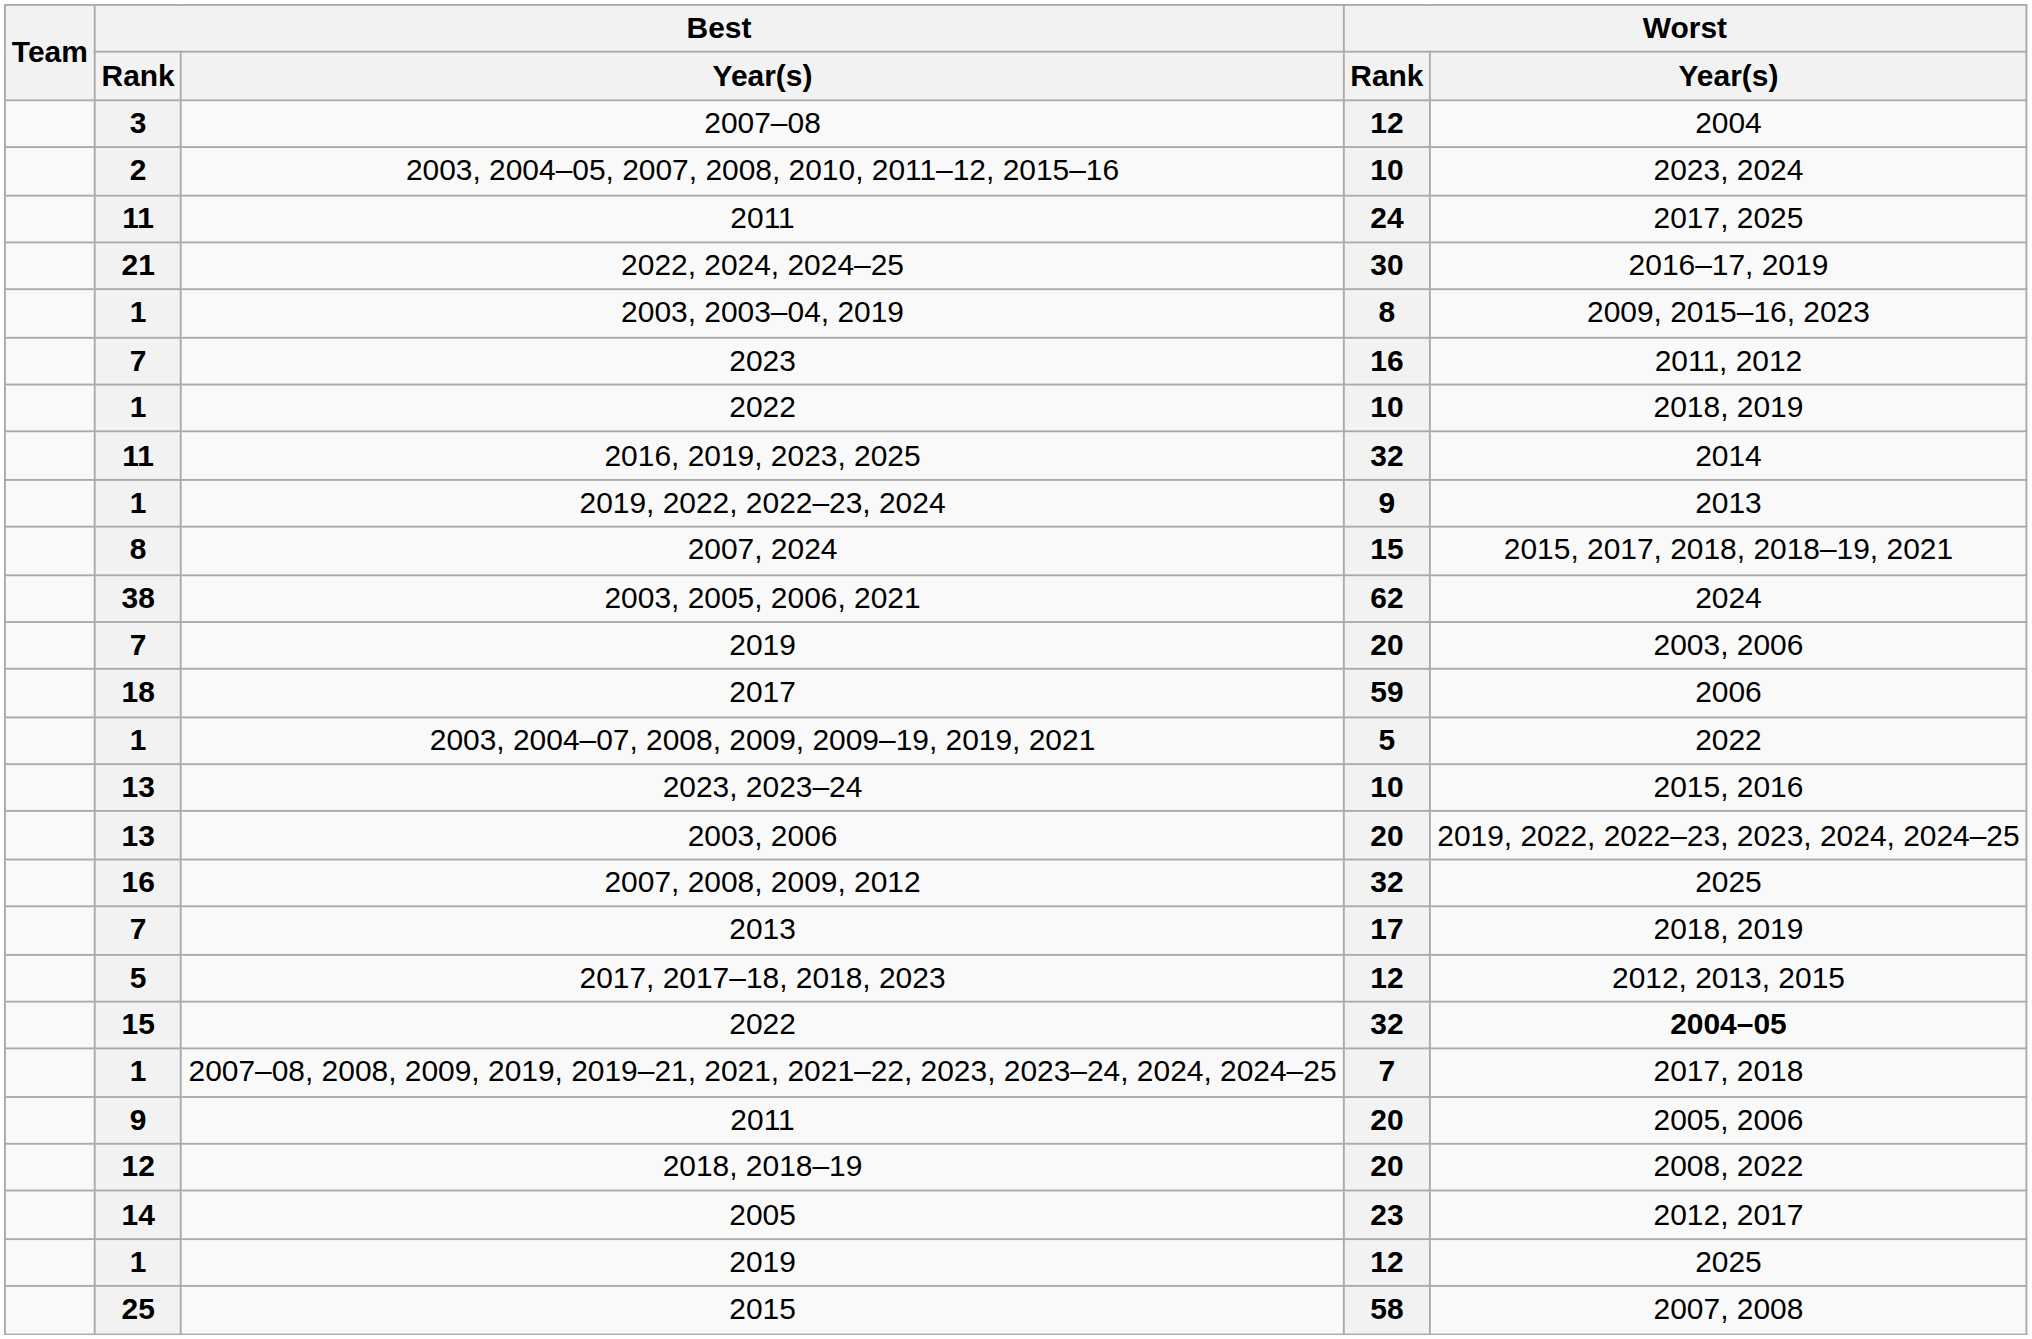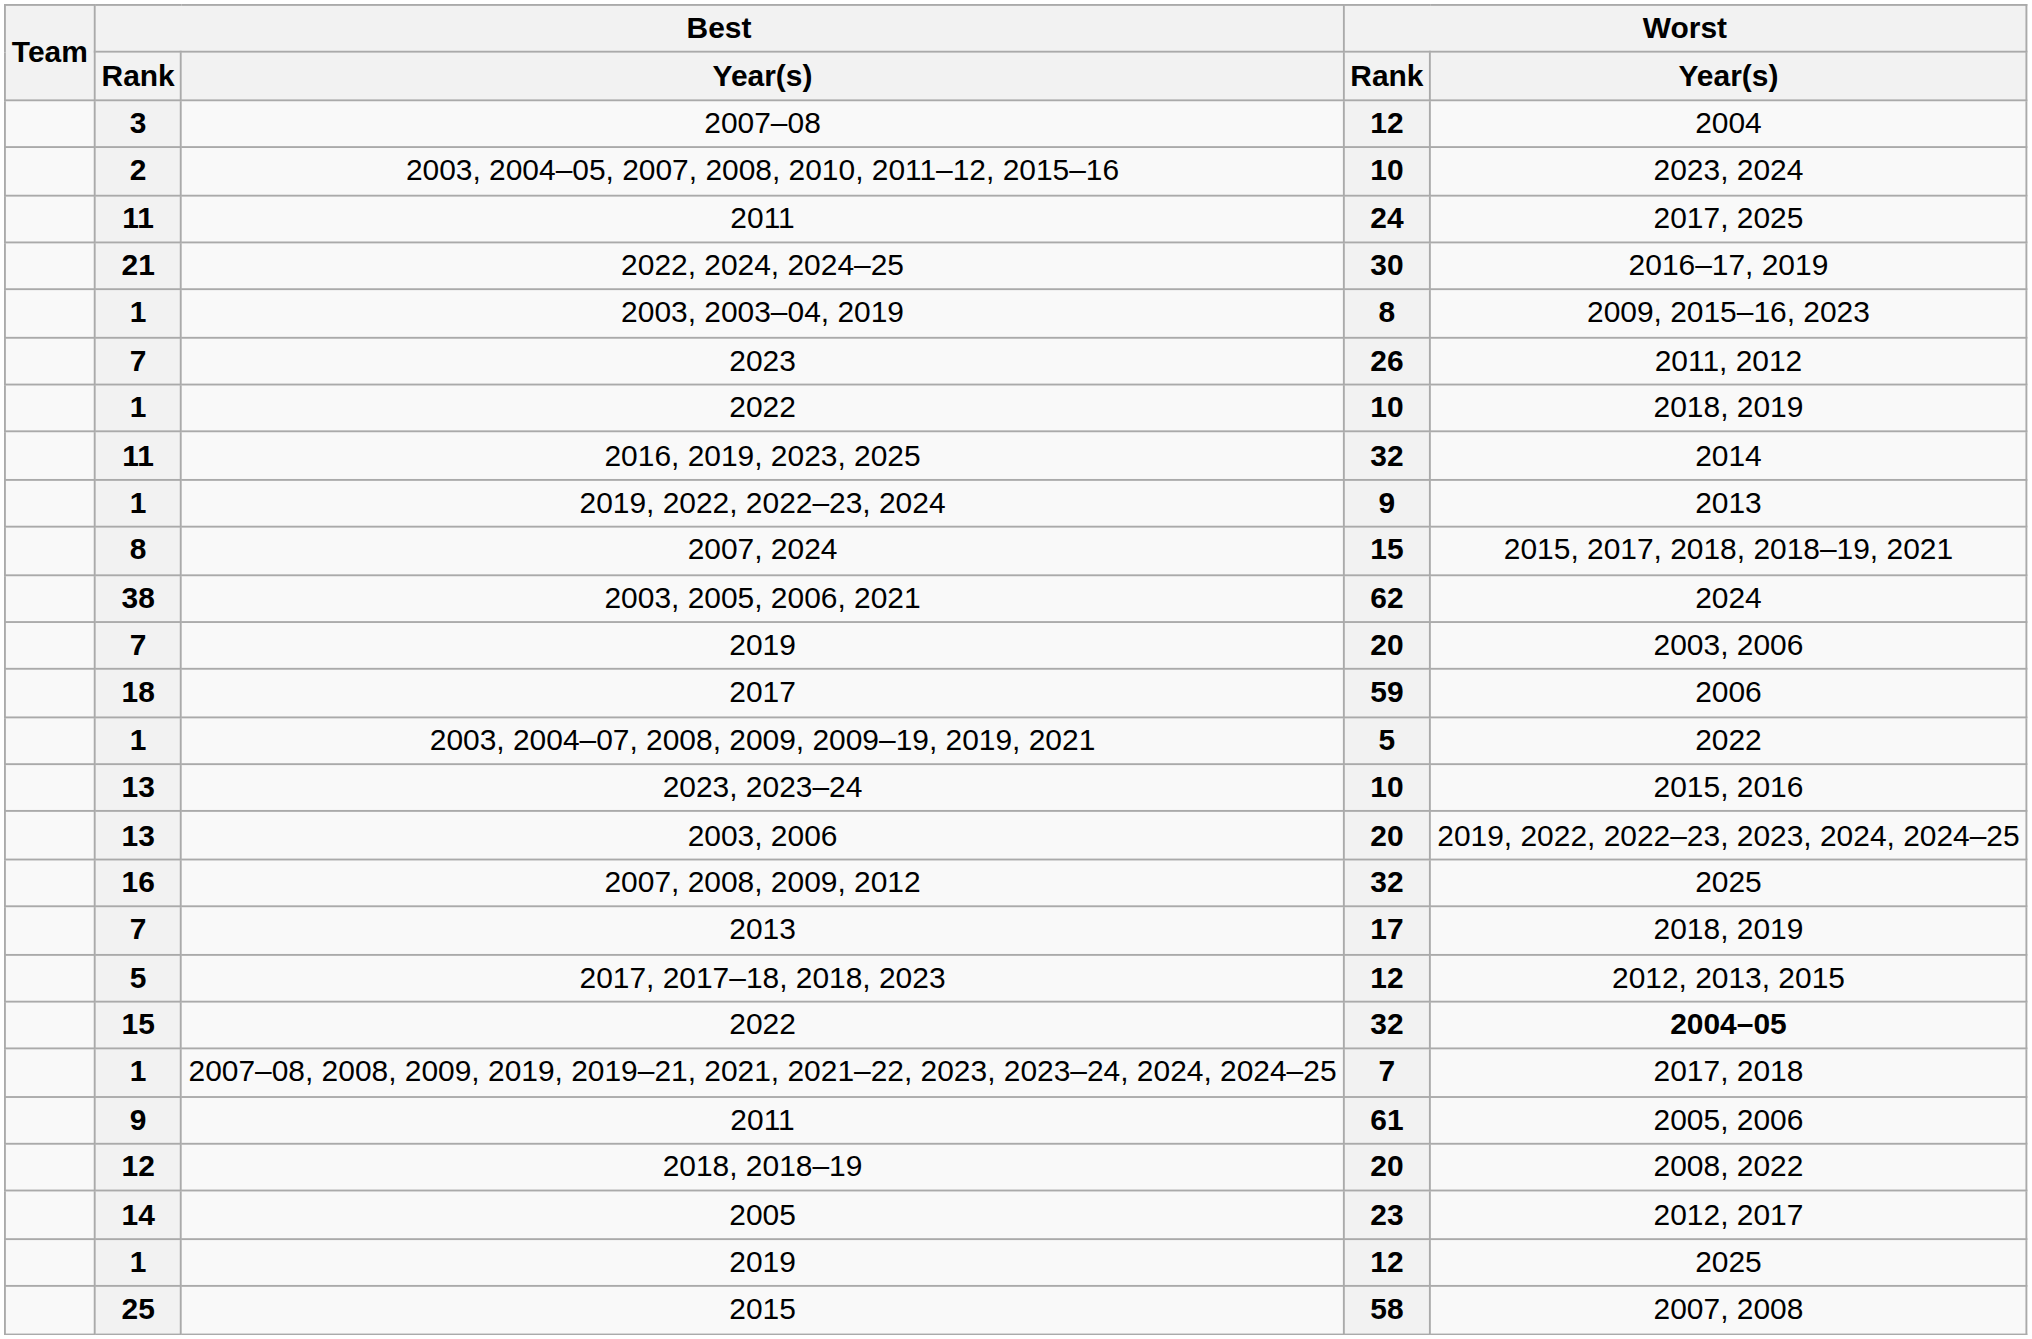(1387, 360) 16 -> (1387, 360) 26
(1387, 1119) 20 -> (1387, 1119) 61
